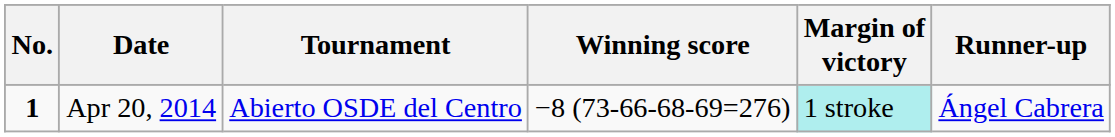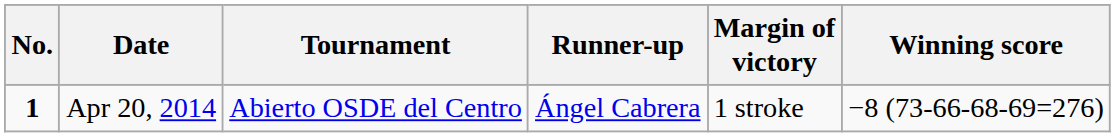columns swapped: (663, 44) <-> (1021, 44)
(849, 108) paleturquoise background -> (759, 108) no background
